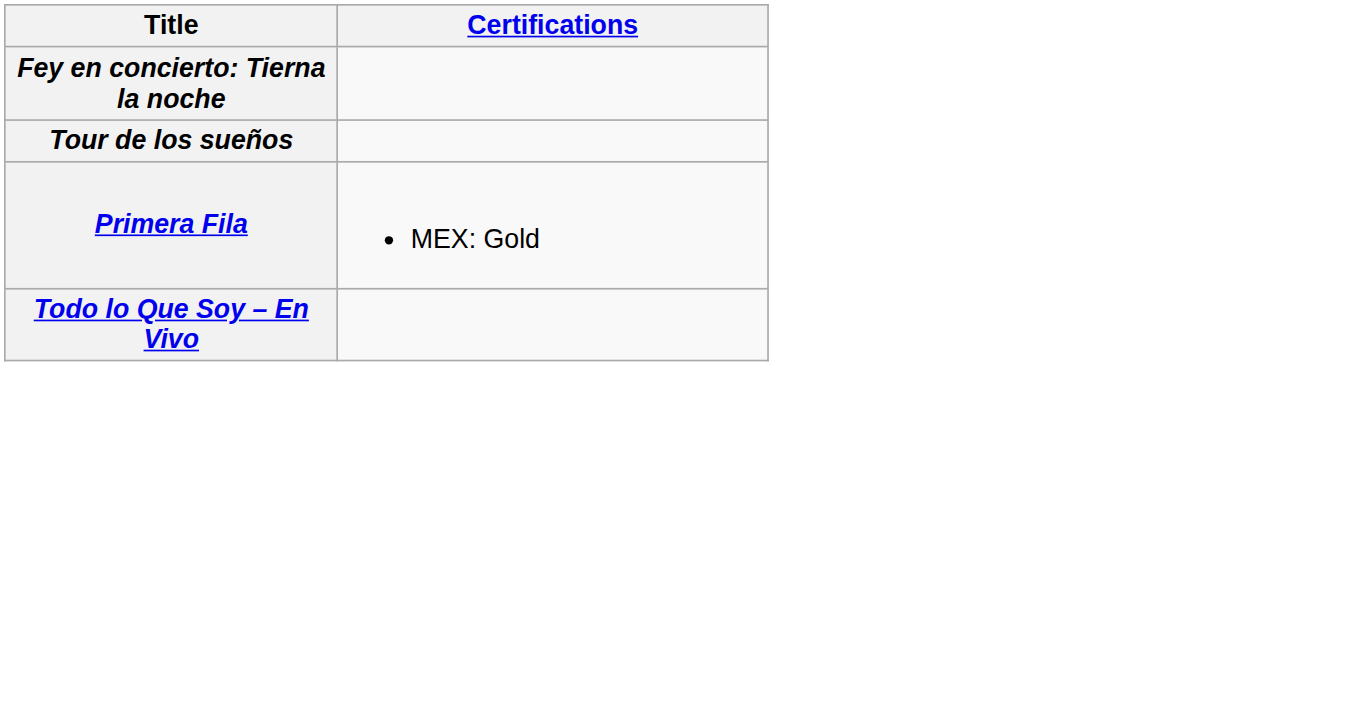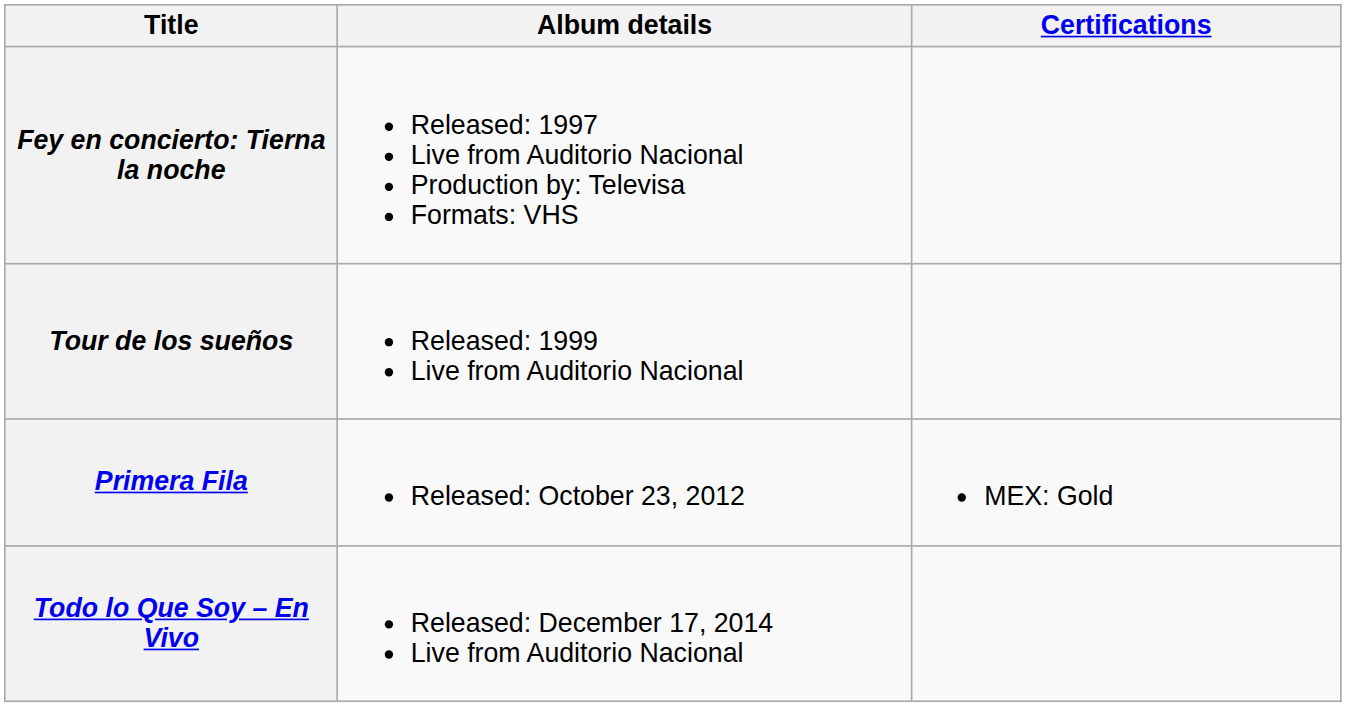+ column: (625, 25)
